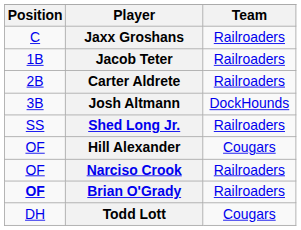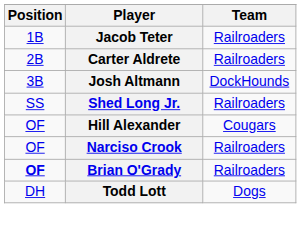- row: (134, 37)
(249, 214) Cougars -> (249, 192) Dogs
